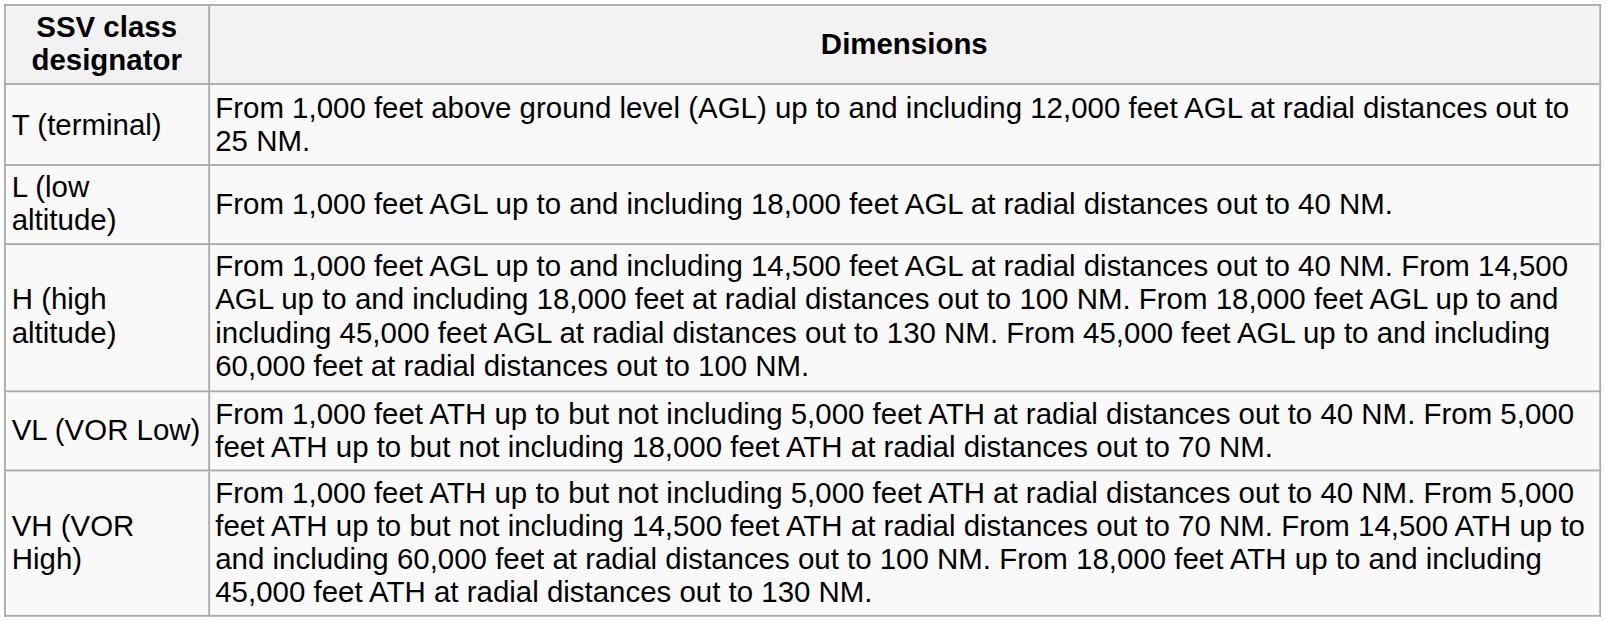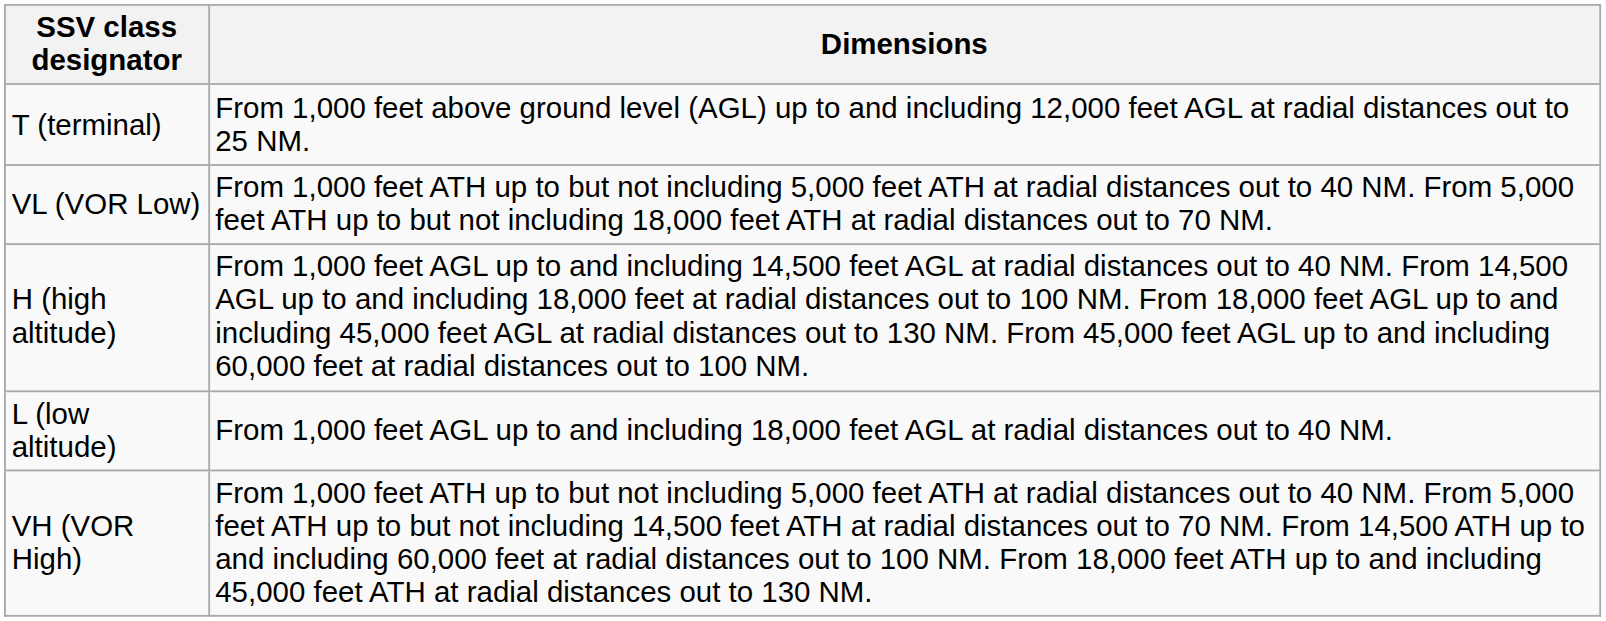rows swapped: (64, 204) <-> (106, 429)
